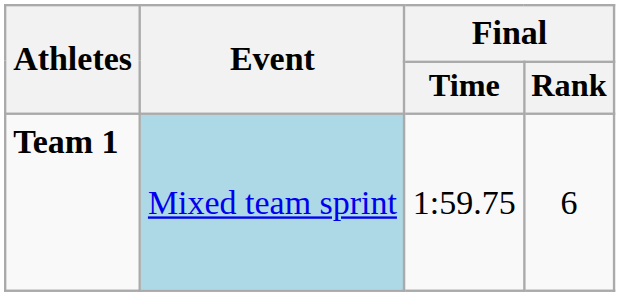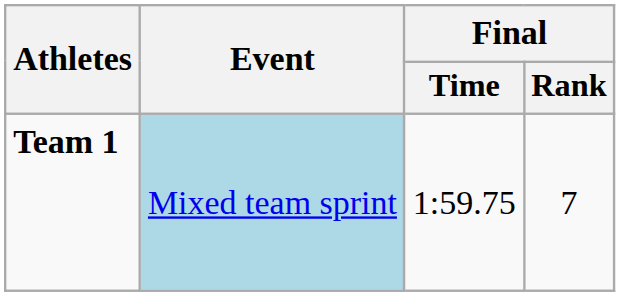(569, 202) 6 -> (569, 202) 7
